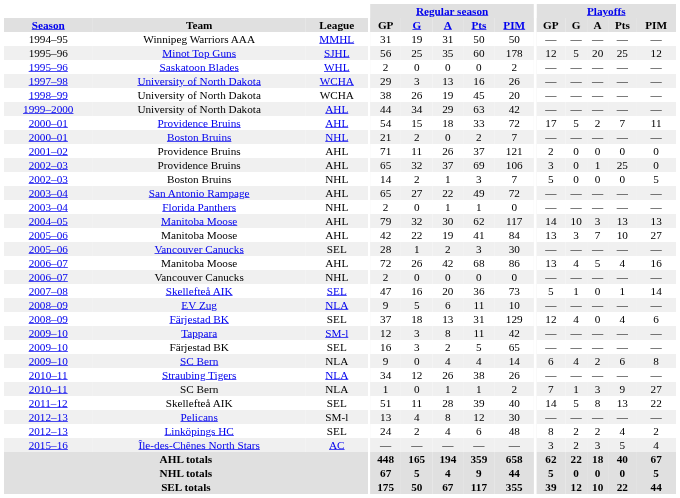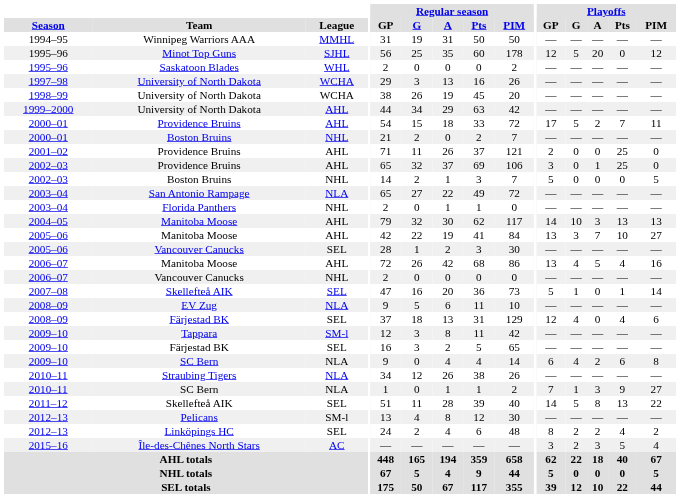(622, 53) 25 -> (622, 53) 0
(622, 151) 0 -> (622, 151) 25
(337, 193) AHL -> (337, 193) NLA
